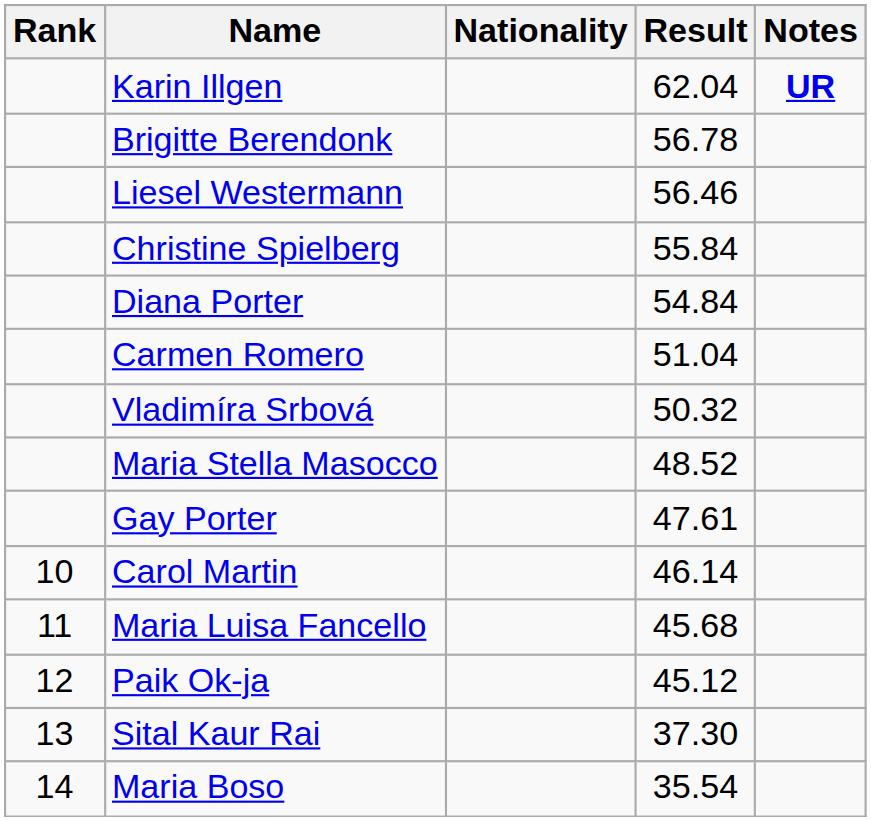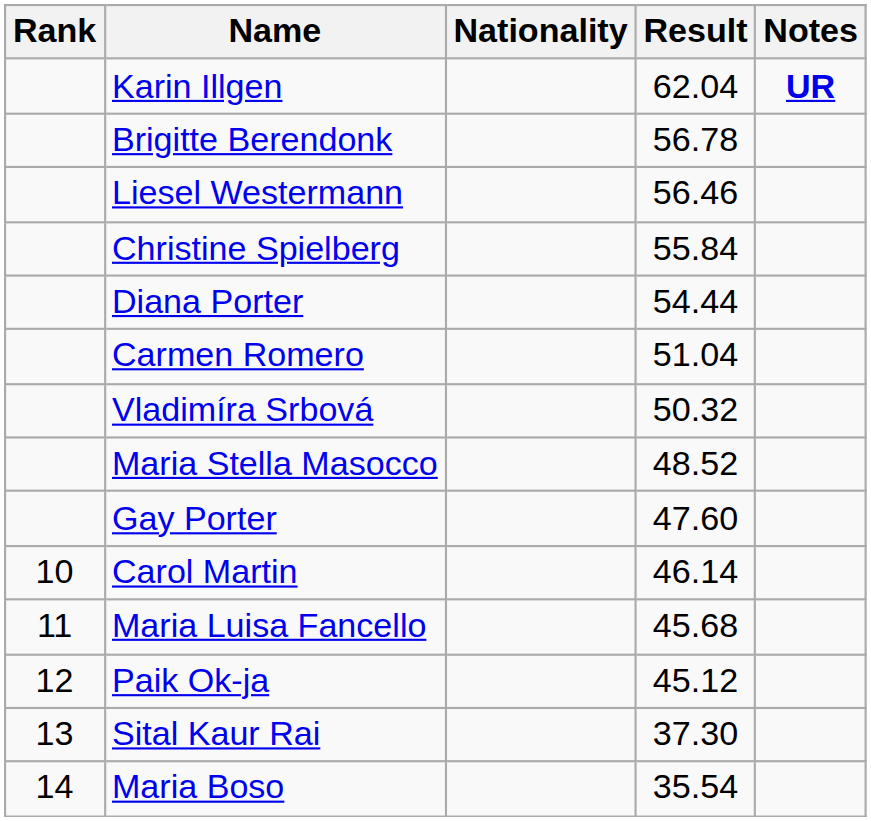(695, 301) 54.84 -> (695, 301) 54.44
(695, 517) 47.61 -> (695, 517) 47.60
